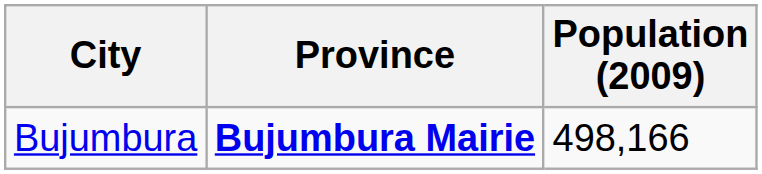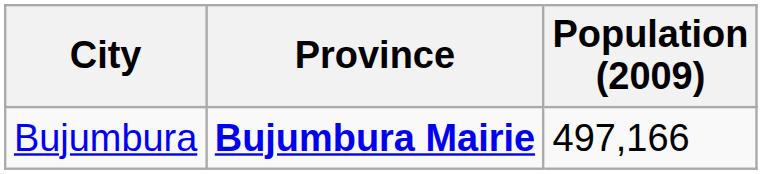(621, 137) 498,166 -> (621, 137) 497,166
